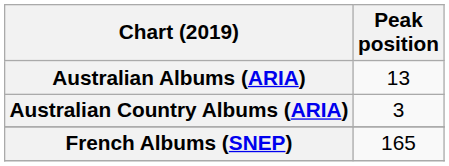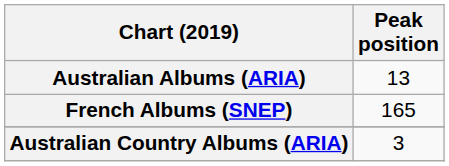rows swapped: (179, 110) <-> (179, 143)
